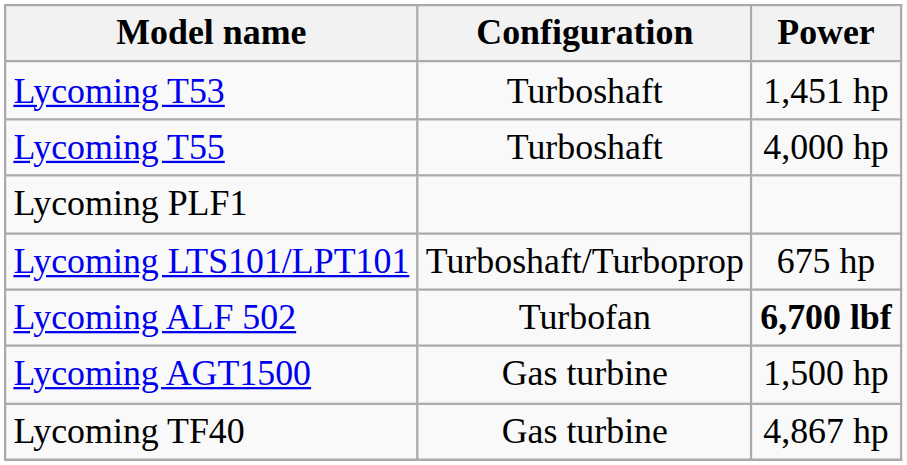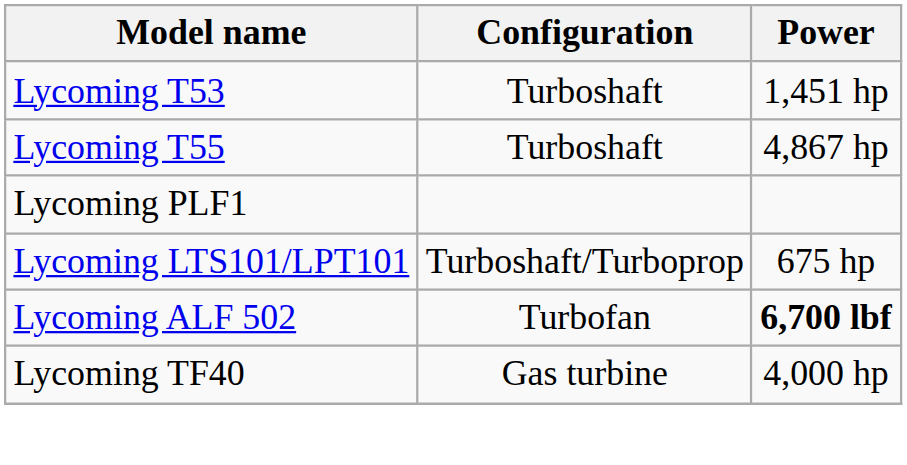(826, 146) 4,000 hp -> (826, 146) 4,867 hp
- row: (162, 373)
(826, 430) 4,867 hp -> (826, 373) 4,000 hp
